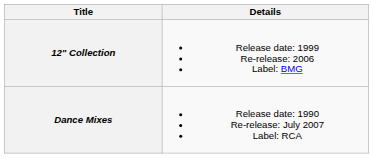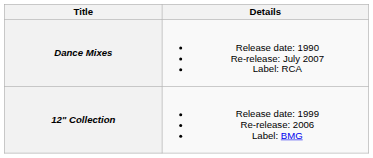rows swapped: (83, 119) <-> (83, 53)
